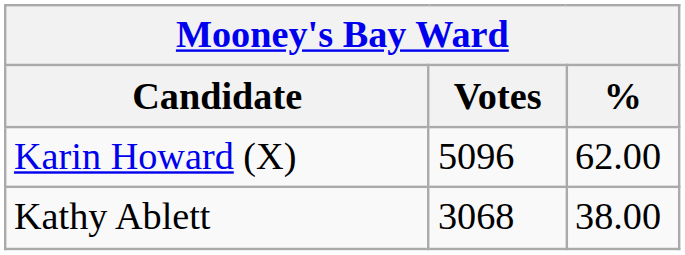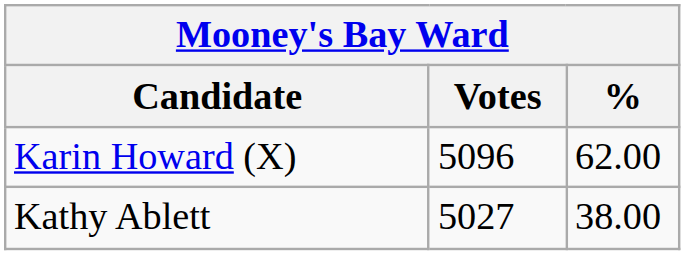(476, 216) 3068 -> (476, 216) 5027
